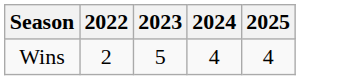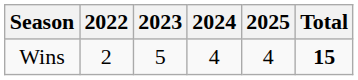+ column: (324, 21)
